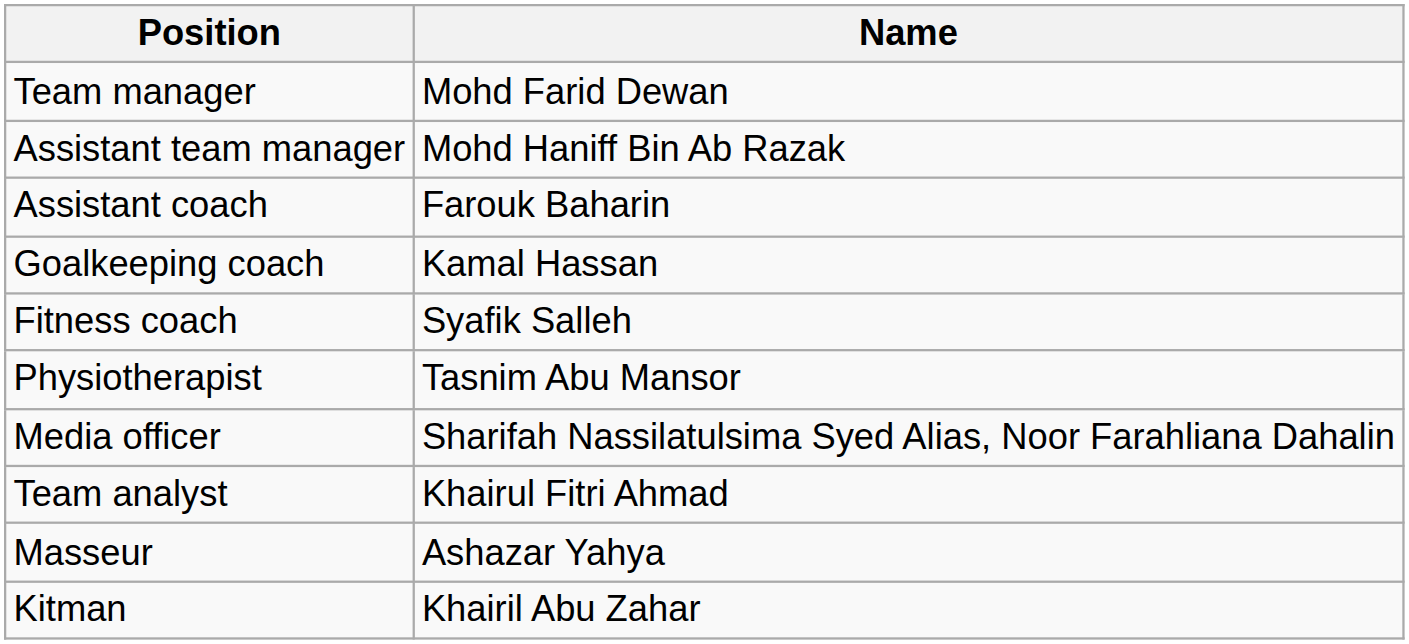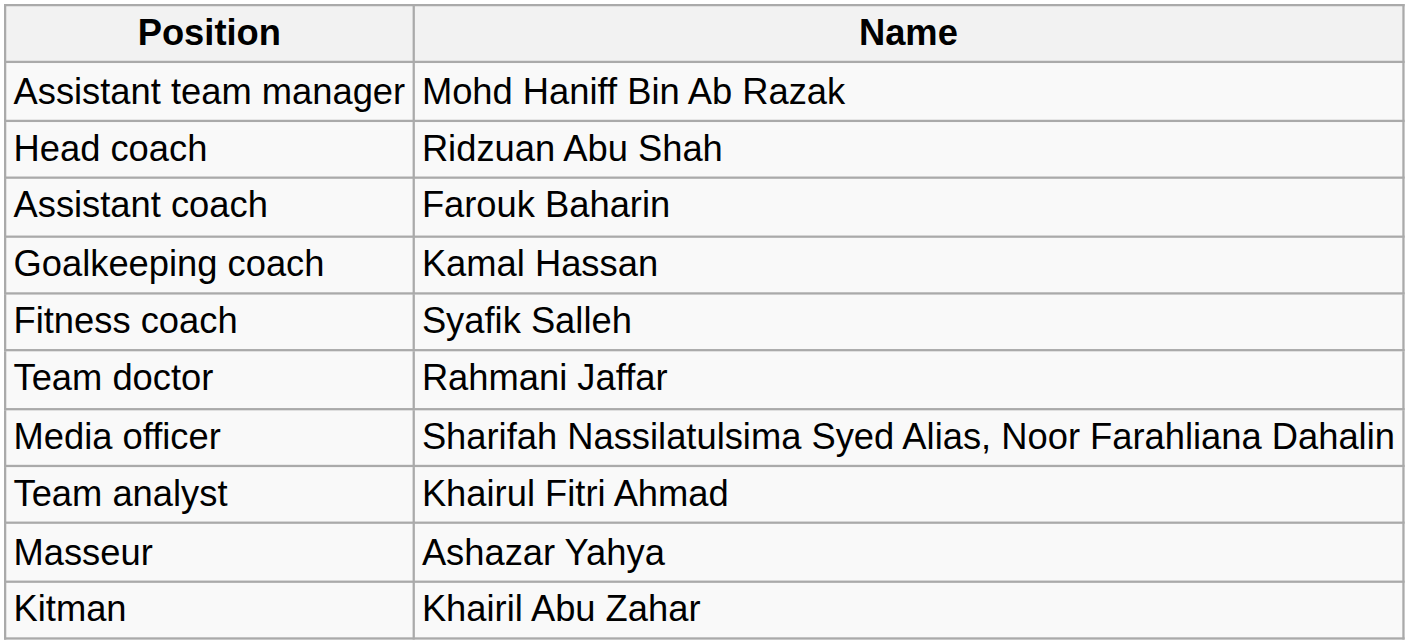- row: (135, 90)
+ row: (110, 148)
+ row: (113, 378)
- row: (138, 378)
